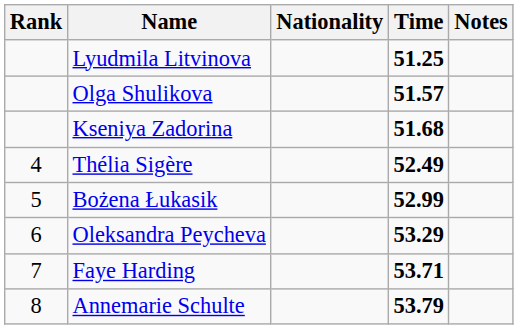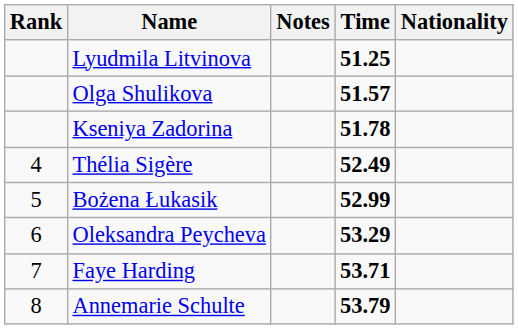columns swapped: (330, 22) <-> (481, 22)
(419, 128) 51.68 -> (365, 128) 51.78
